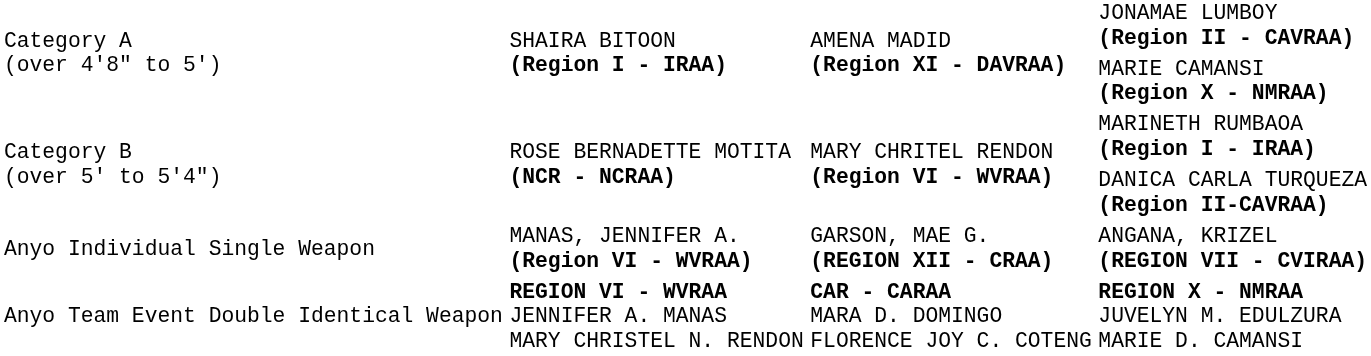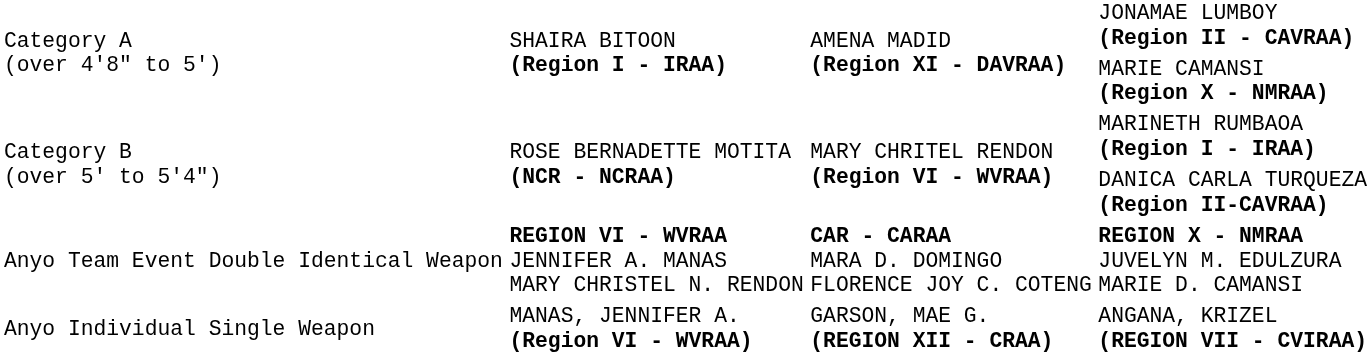rows swapped: (1233, 249) <-> (1220, 317)
